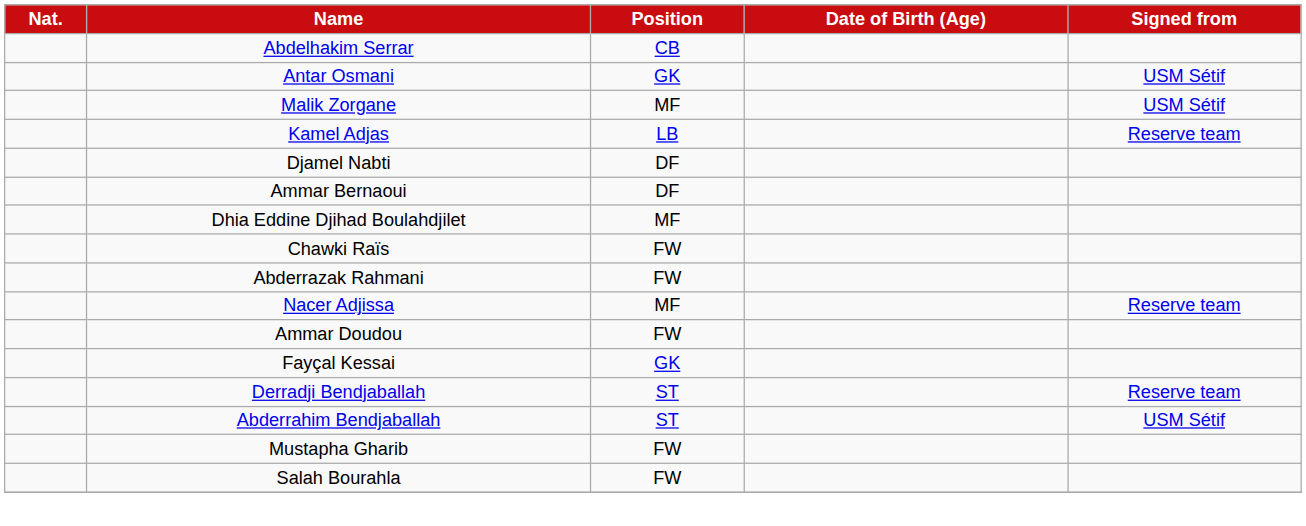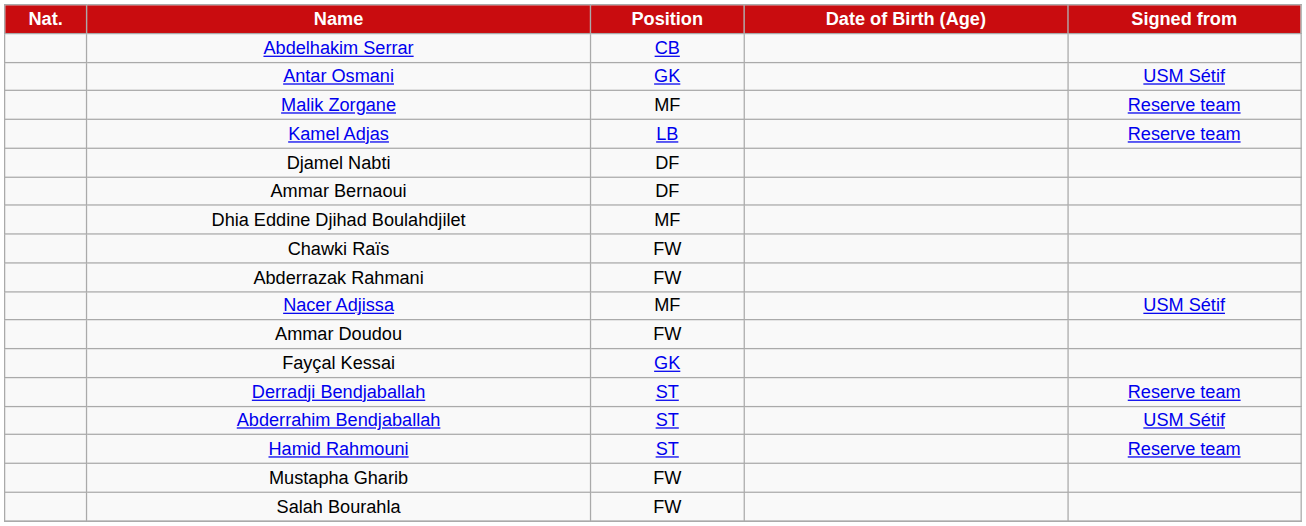(1184, 105) USM Sétif -> (1184, 105) Reserve team
(1184, 306) Reserve team -> (1184, 306) USM Sétif
+ row: (339, 449)
